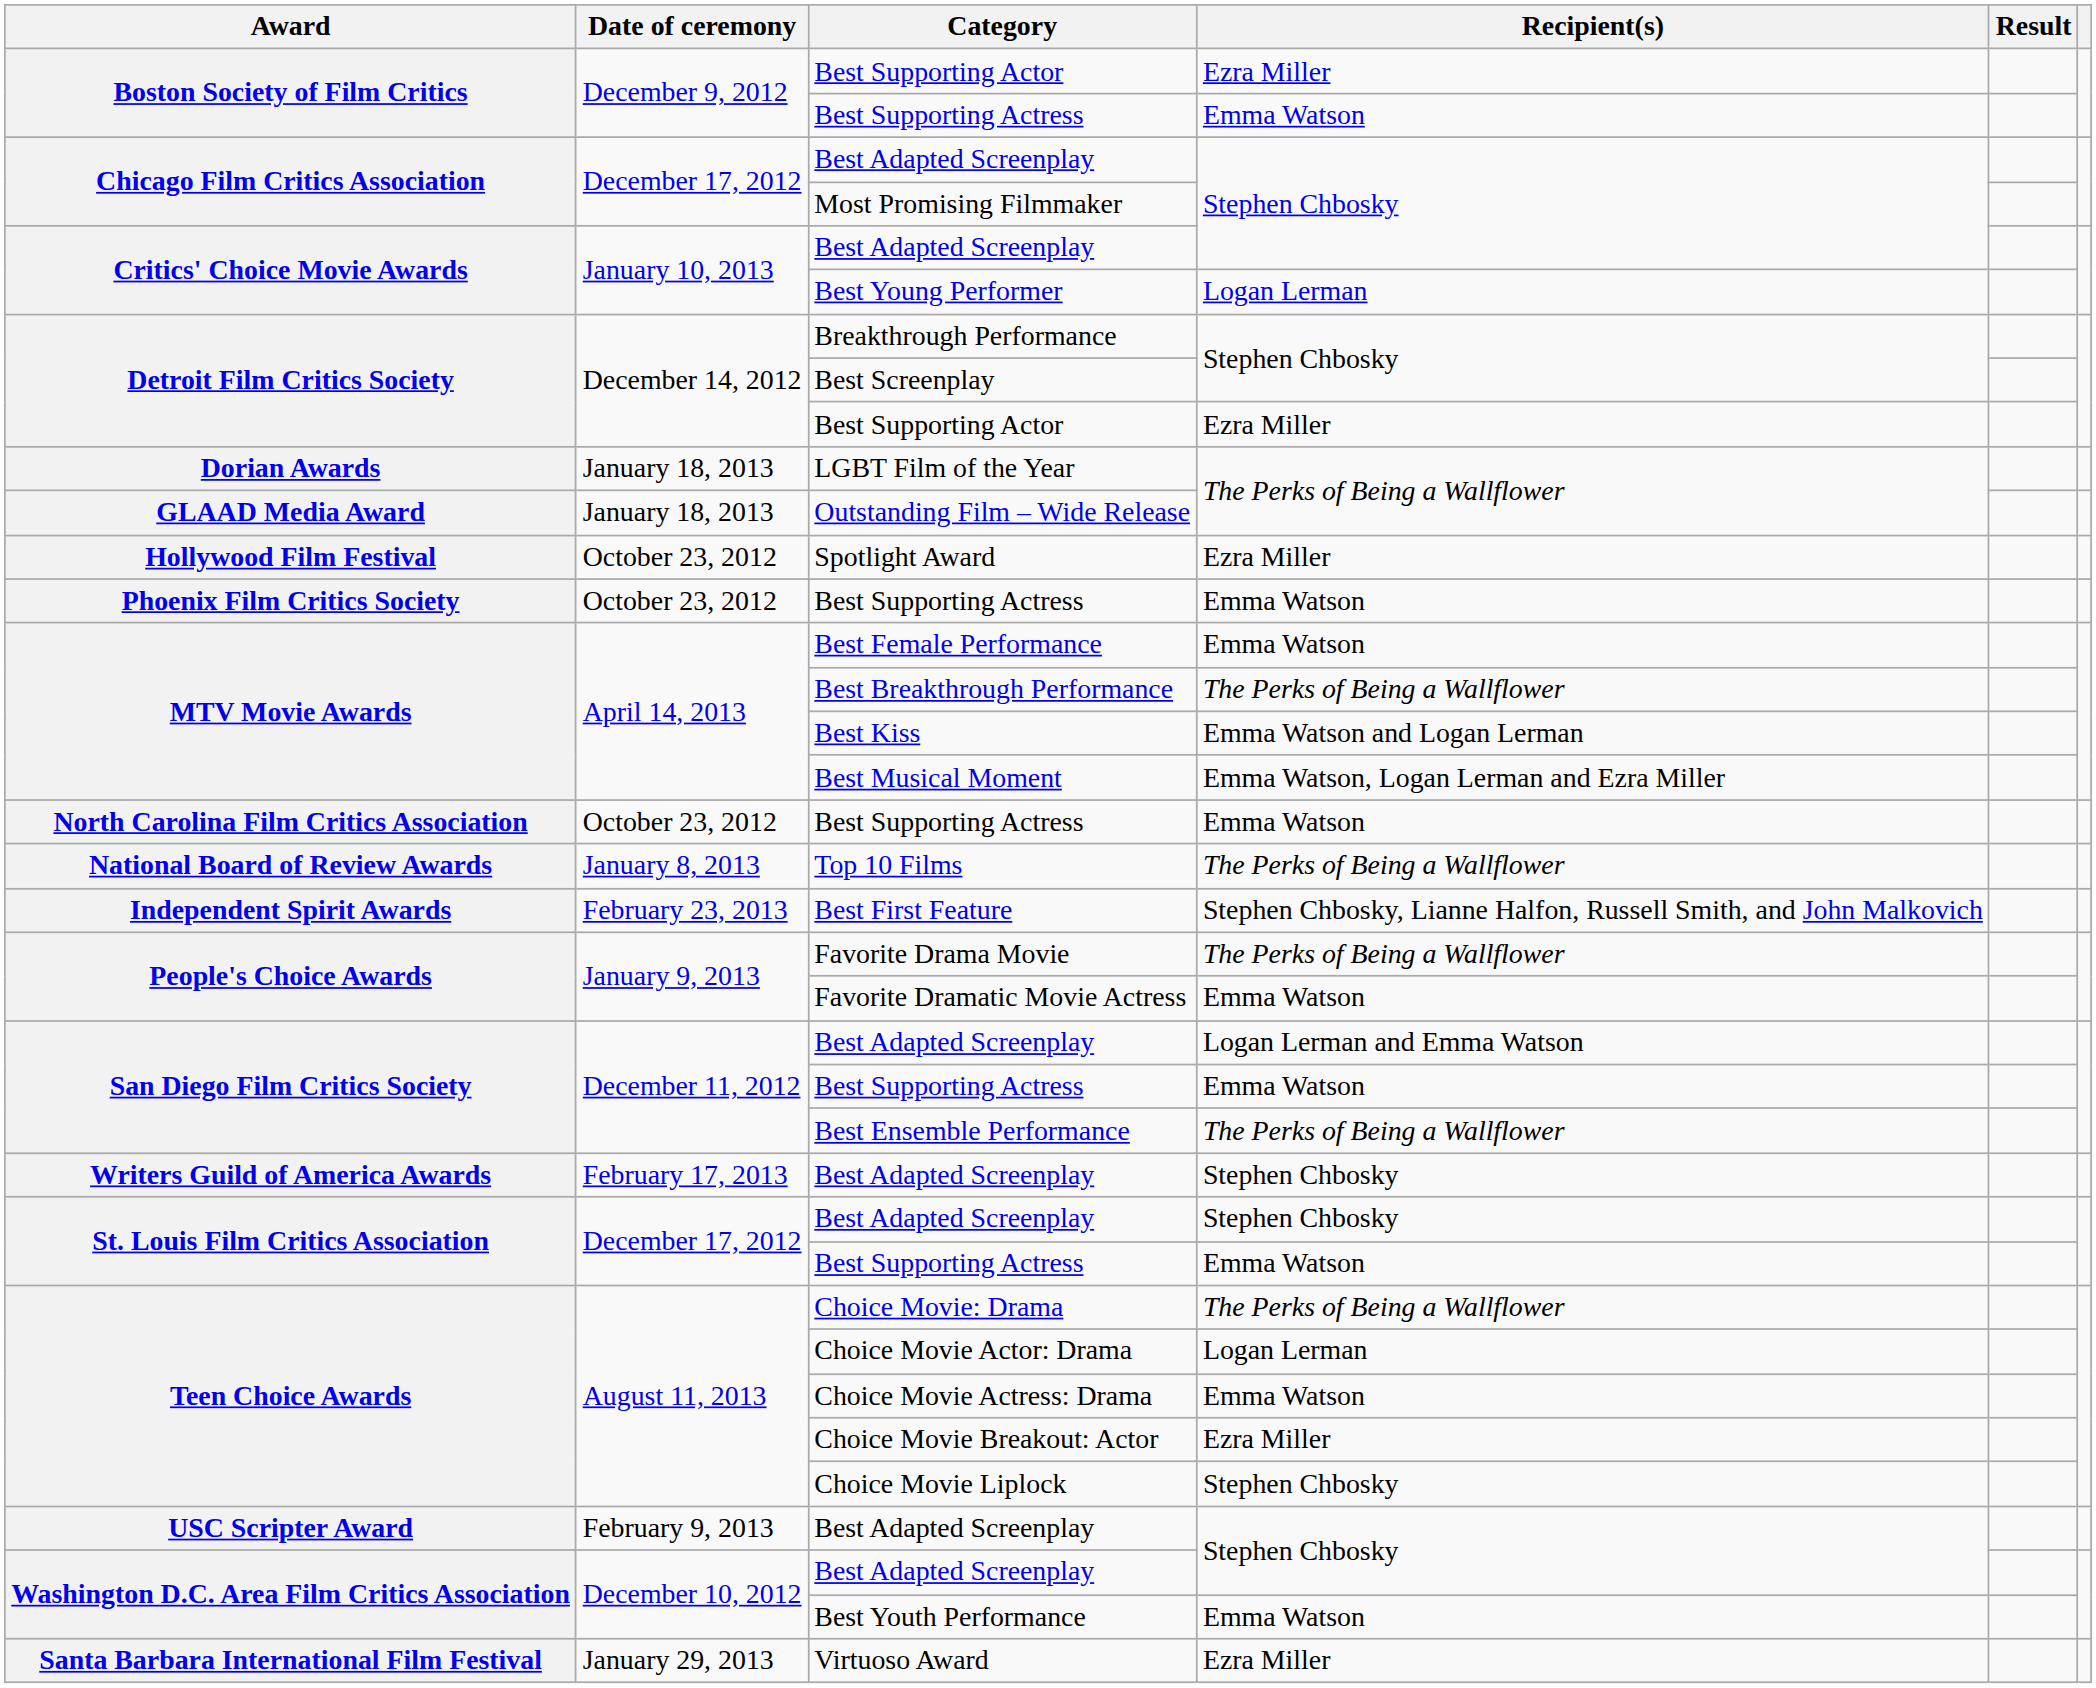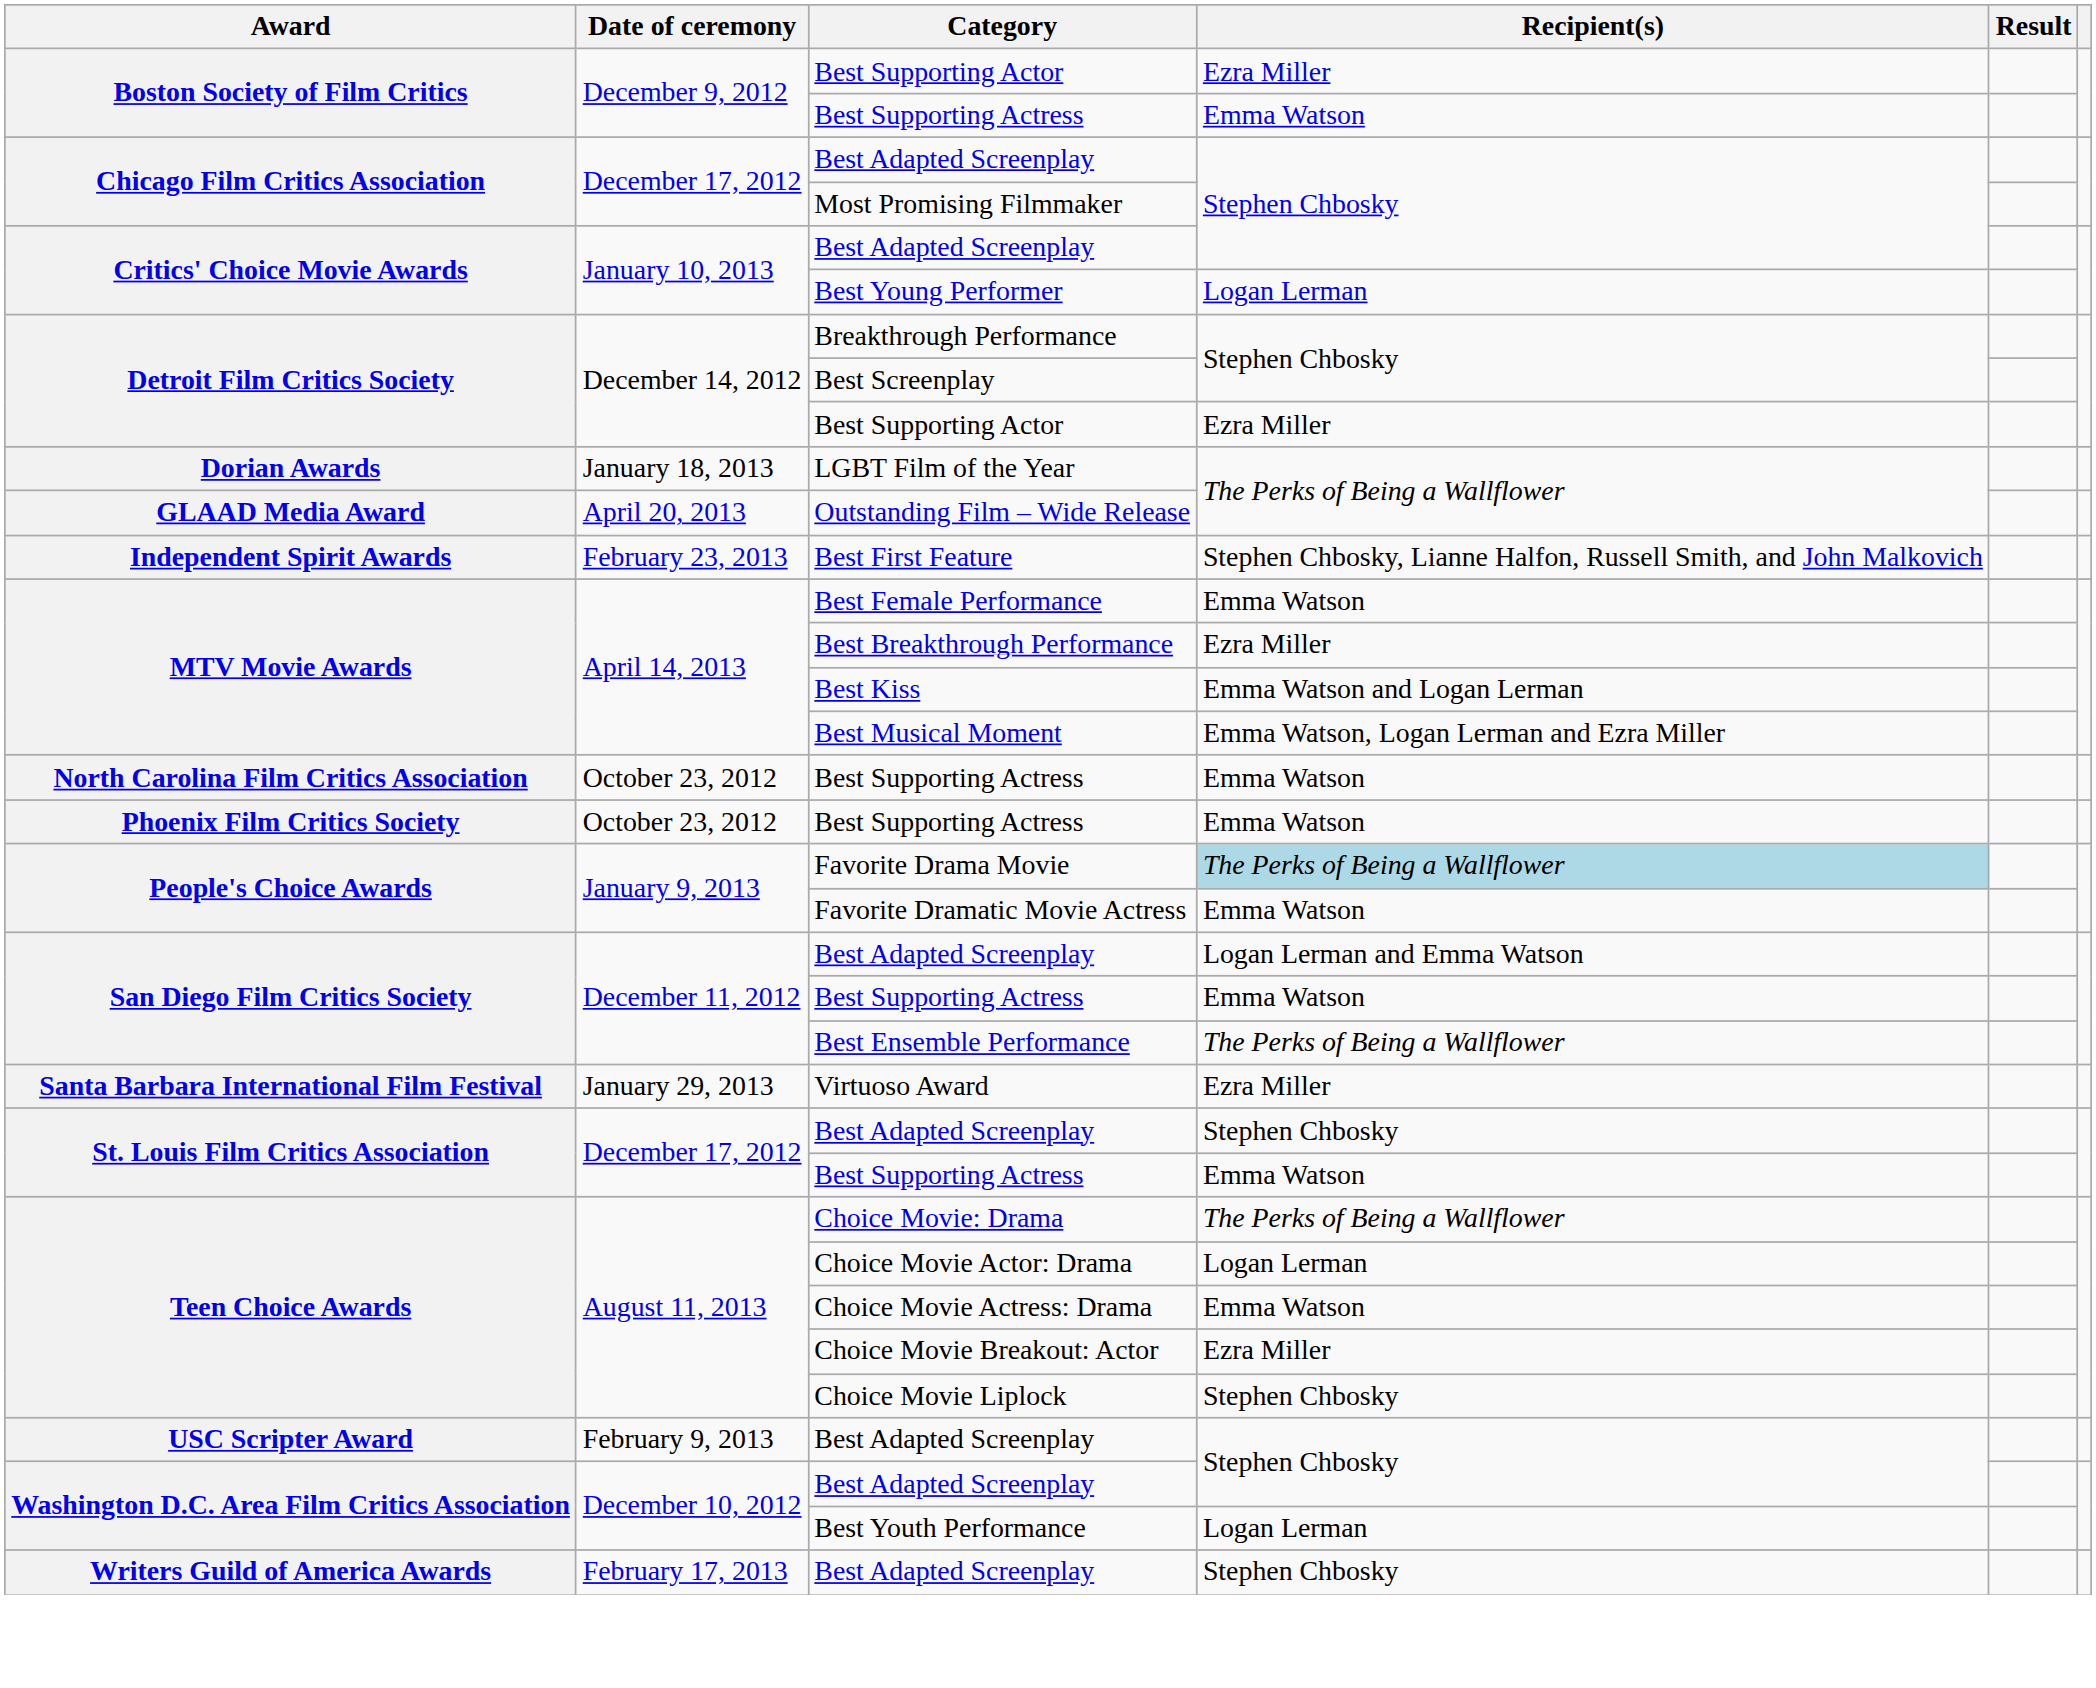(678, 512) January 18, 2013 -> (664, 512) April 20, 2013
- row: (291, 556)
rows swapped: (291, 909) <-> (291, 600)
(1384, 688) The Perks of Being a Wallflower -> (1267, 644) Ezra Miller
- row: (291, 865)
(1384, 953) no background -> (1384, 865) lightblue background
rows swapped: (291, 1660) <-> (291, 1174)
(1284, 1616) Emma Watson -> (1285, 1527) Logan Lerman
